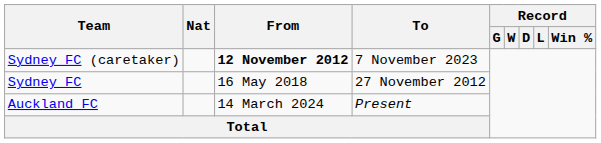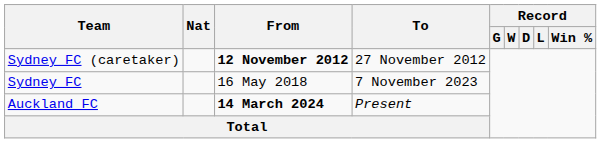(416, 60) 7 November 2023 -> (420, 60) 27 November 2012
(420, 82) 27 November 2012 -> (416, 82) 7 November 2023
(271, 105) normal -> (271, 105) bold
